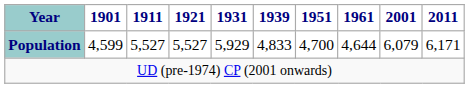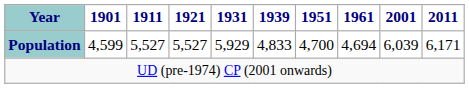(359, 43) 4,644 -> (359, 43) 4,694
(401, 43) 6,079 -> (401, 43) 6,039
